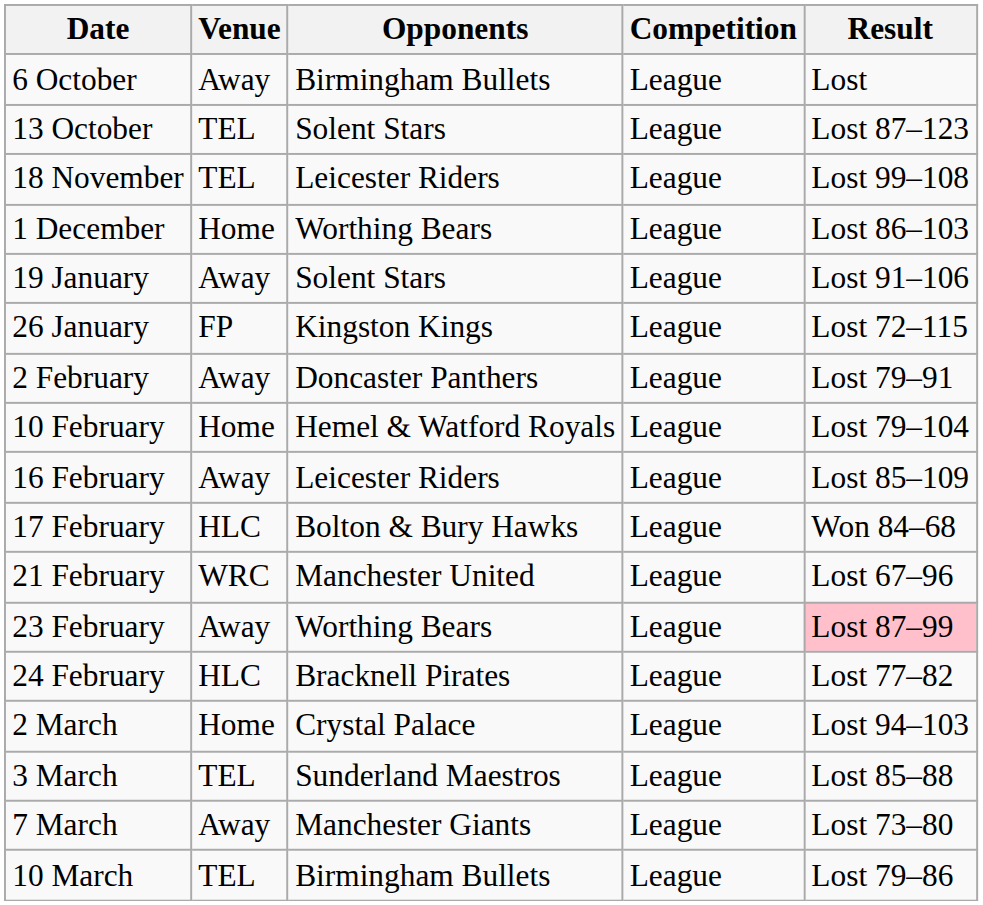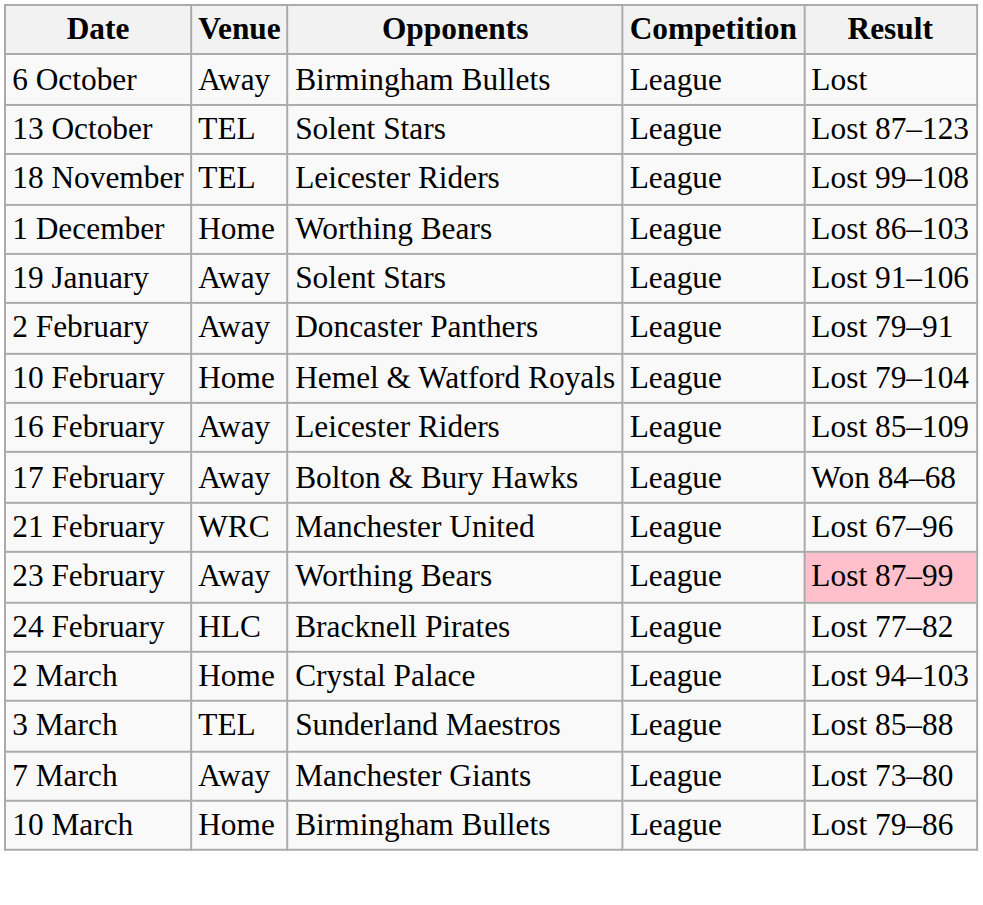- row: (81, 327)
(230, 526) HLC -> (234, 476) Away
(227, 874) TEL -> (237, 825) Home
